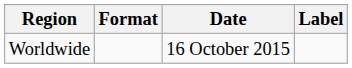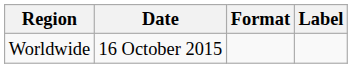columns swapped: (228, 19) <-> (128, 19)
